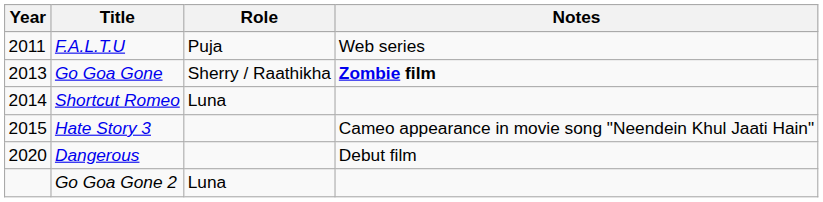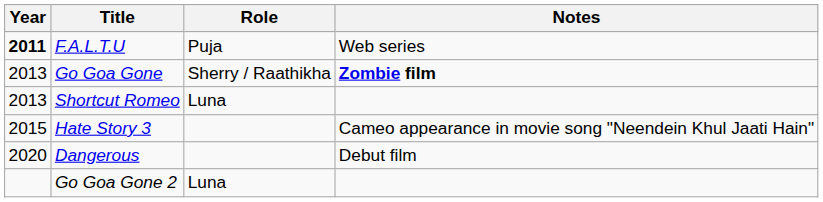(27, 45) normal -> (27, 45) bold
(28, 100) 2014 -> (28, 100) 2013
